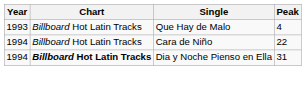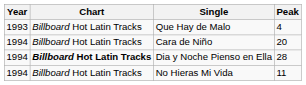(282, 42) 22 -> (282, 42) 20
(282, 57) 31 -> (282, 57) 28
+ row: (194, 73)
